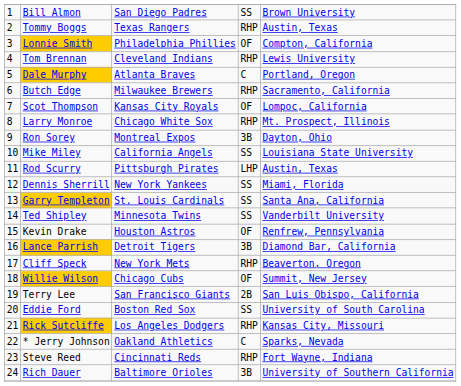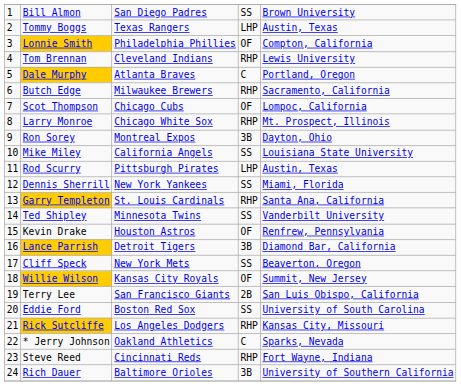(249, 28) RHP -> (249, 28) LHP
(166, 106) Kansas City Royals -> (149, 106) Chicago Cubs
(246, 200) SS -> (249, 200) RHP
(249, 263) RHP -> (246, 263) SS
(149, 279) Chicago Cubs -> (166, 279) Kansas City Royals
